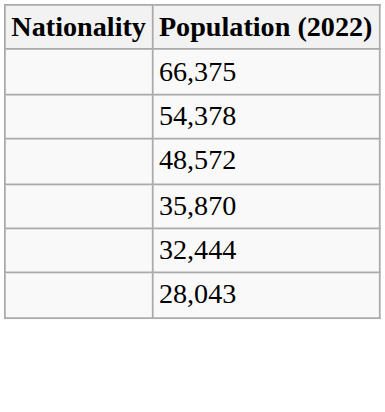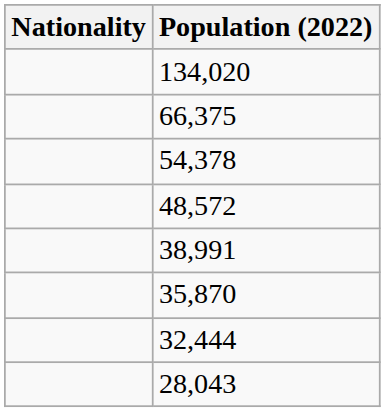+ row: (205, 71)
+ row: (198, 250)
